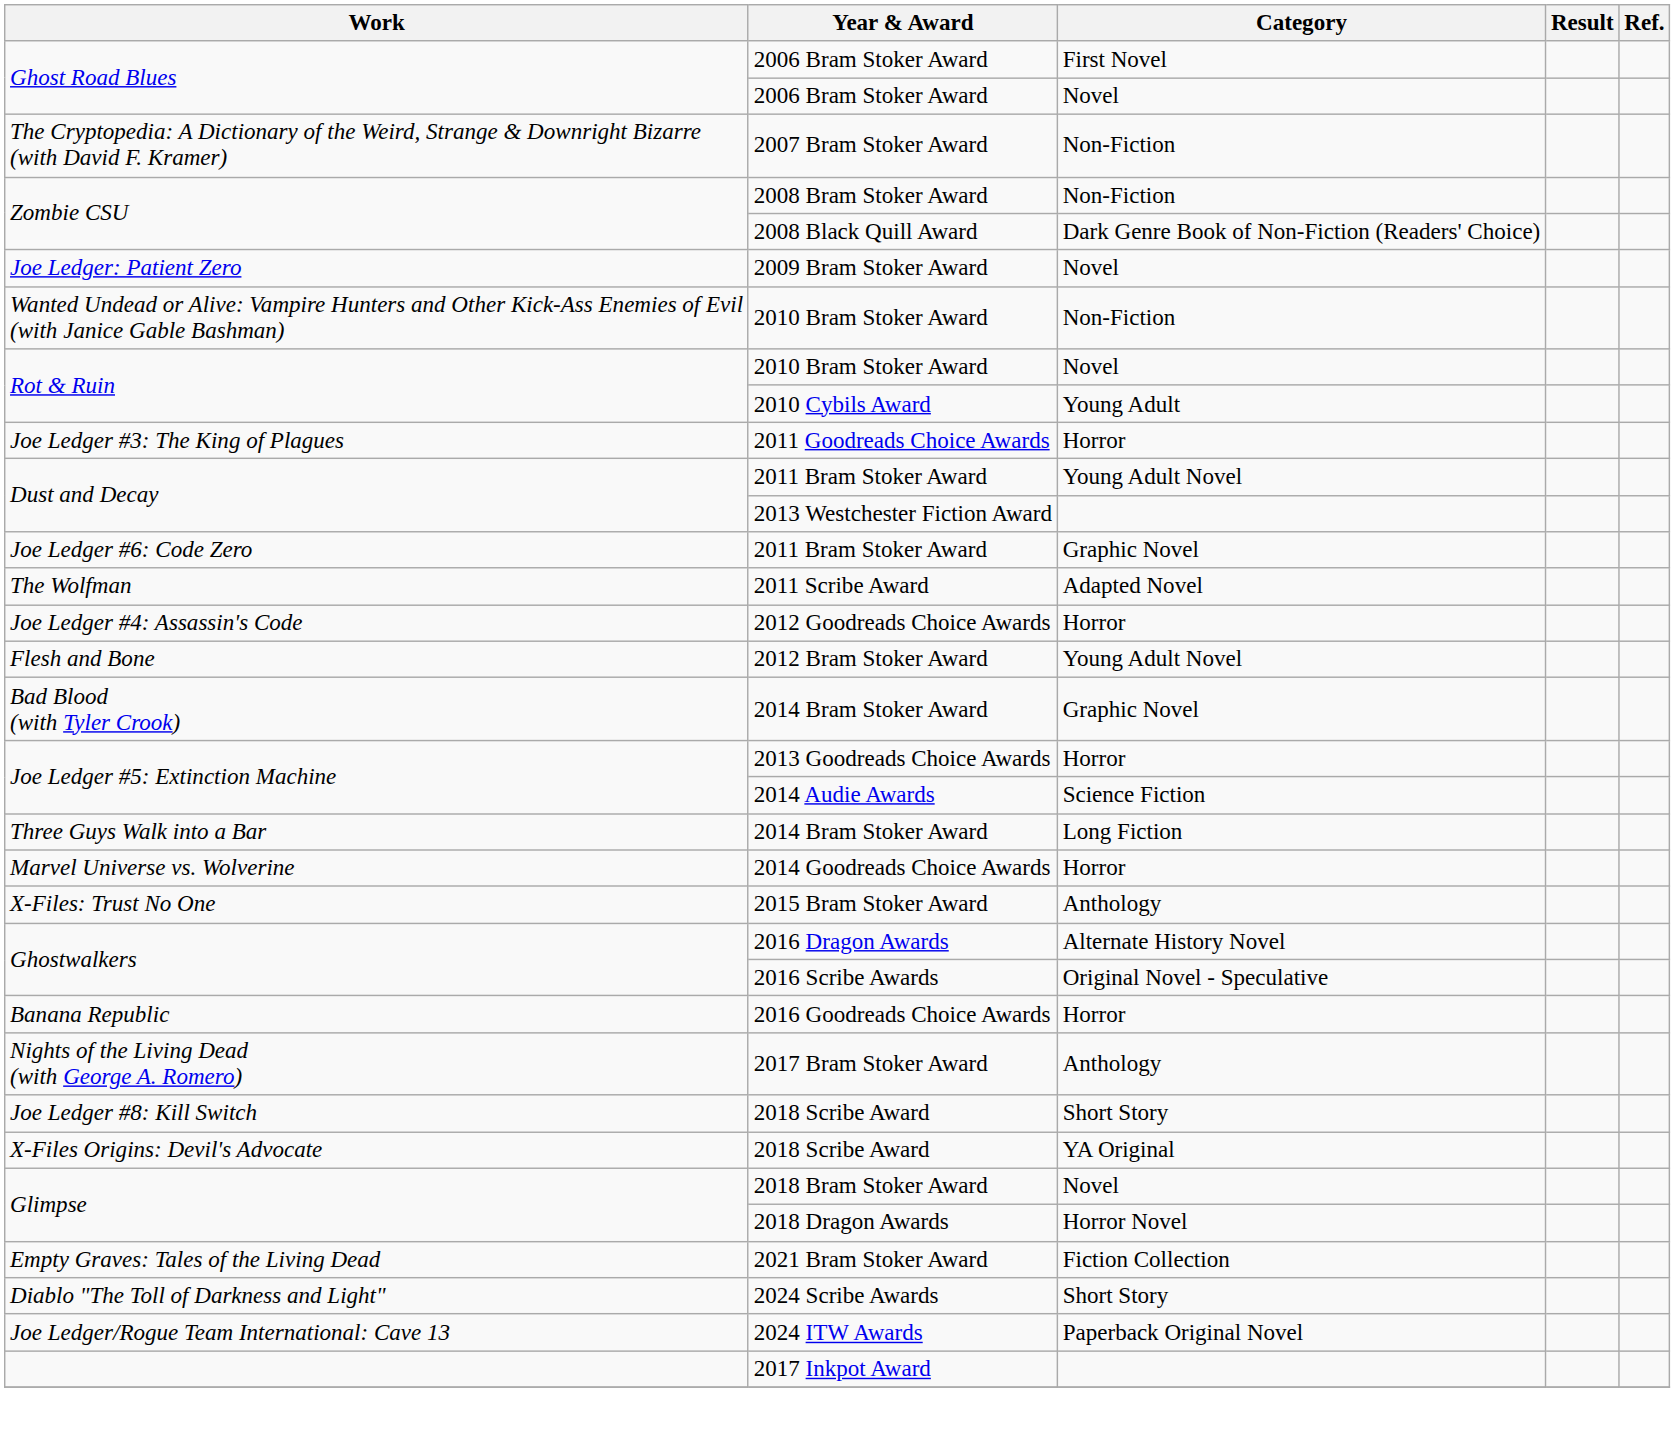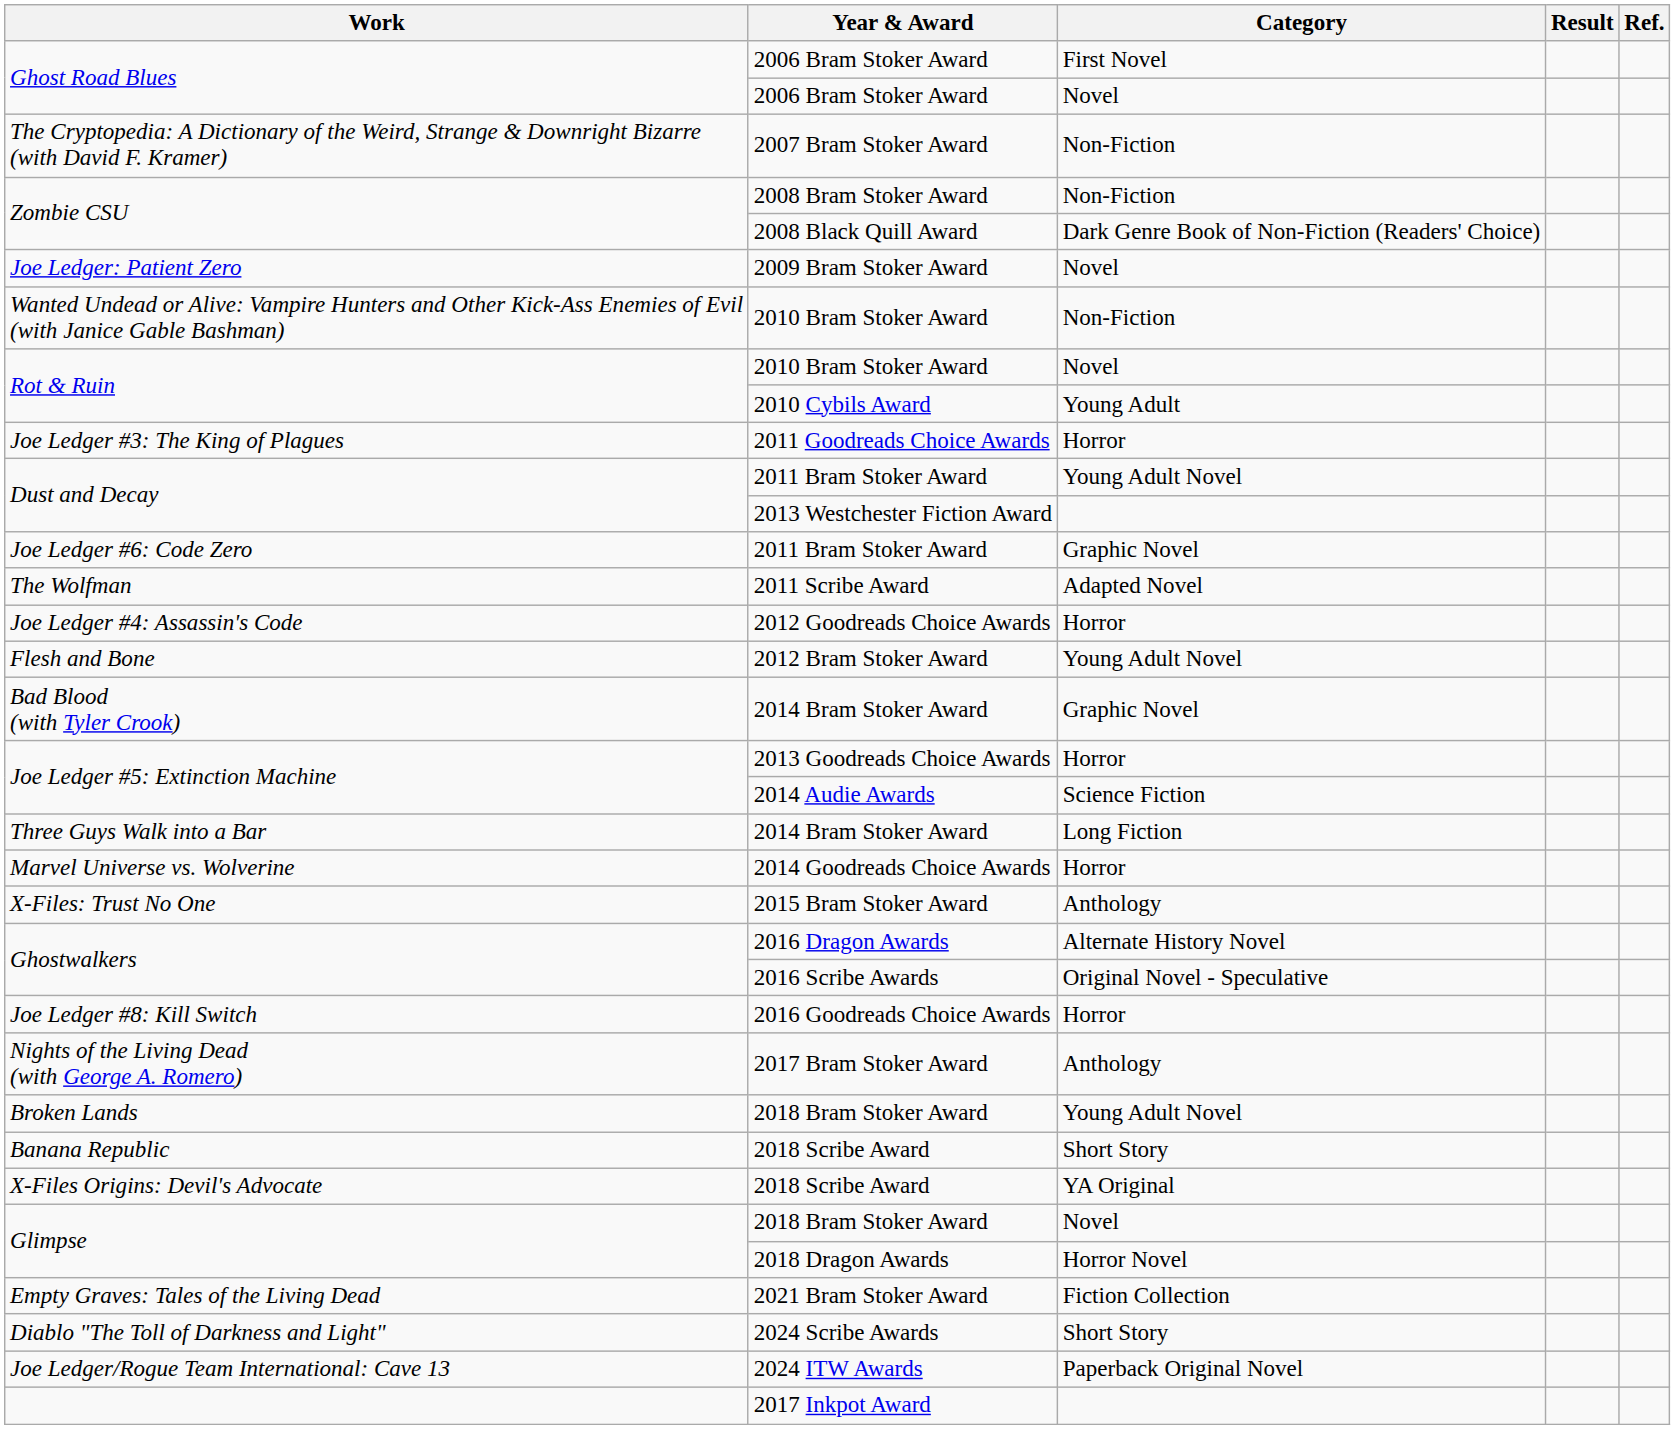(90, 1014) Banana Republic -> (134, 1014) Joe Ledger #8: Kill Switch
+ row: (871, 1113)
(134, 1113) Joe Ledger #8: Kill Switch -> (90, 1149) Banana Republic
